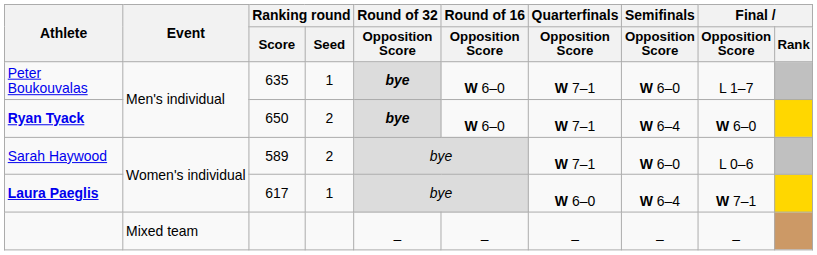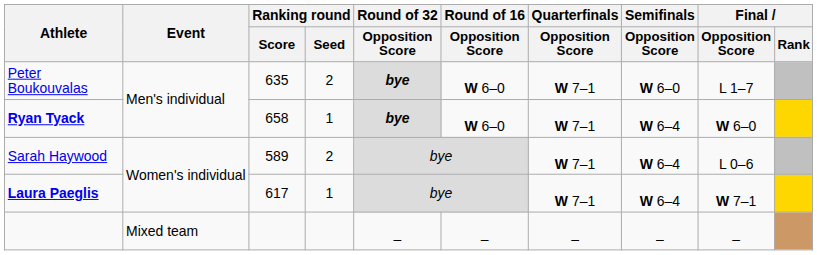(329, 81) 1 -> (329, 81) 2
(277, 119) 650 -> (277, 119) 658
(329, 119) 2 -> (329, 119) 1
(660, 164) W 6–0 -> (660, 164) W 6–4
(575, 202) W 6–0 -> (575, 202) W 7–1
